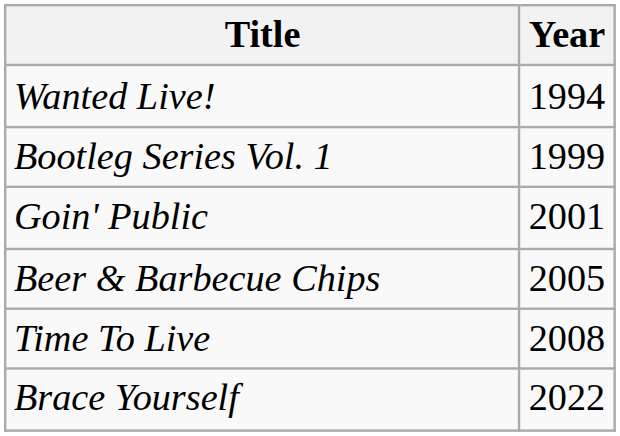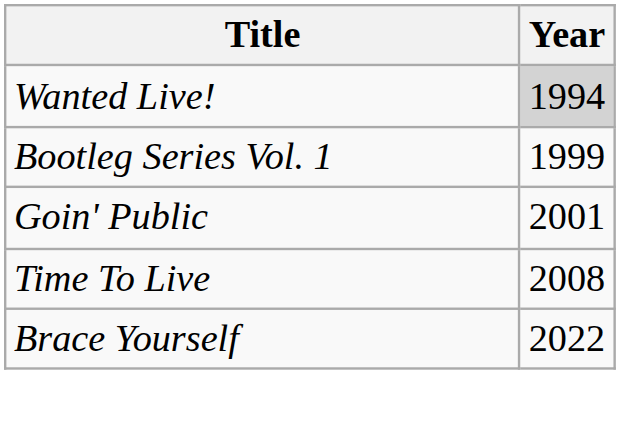(567, 95) no background -> (567, 95) lightgrey background
- row: (197, 277)
